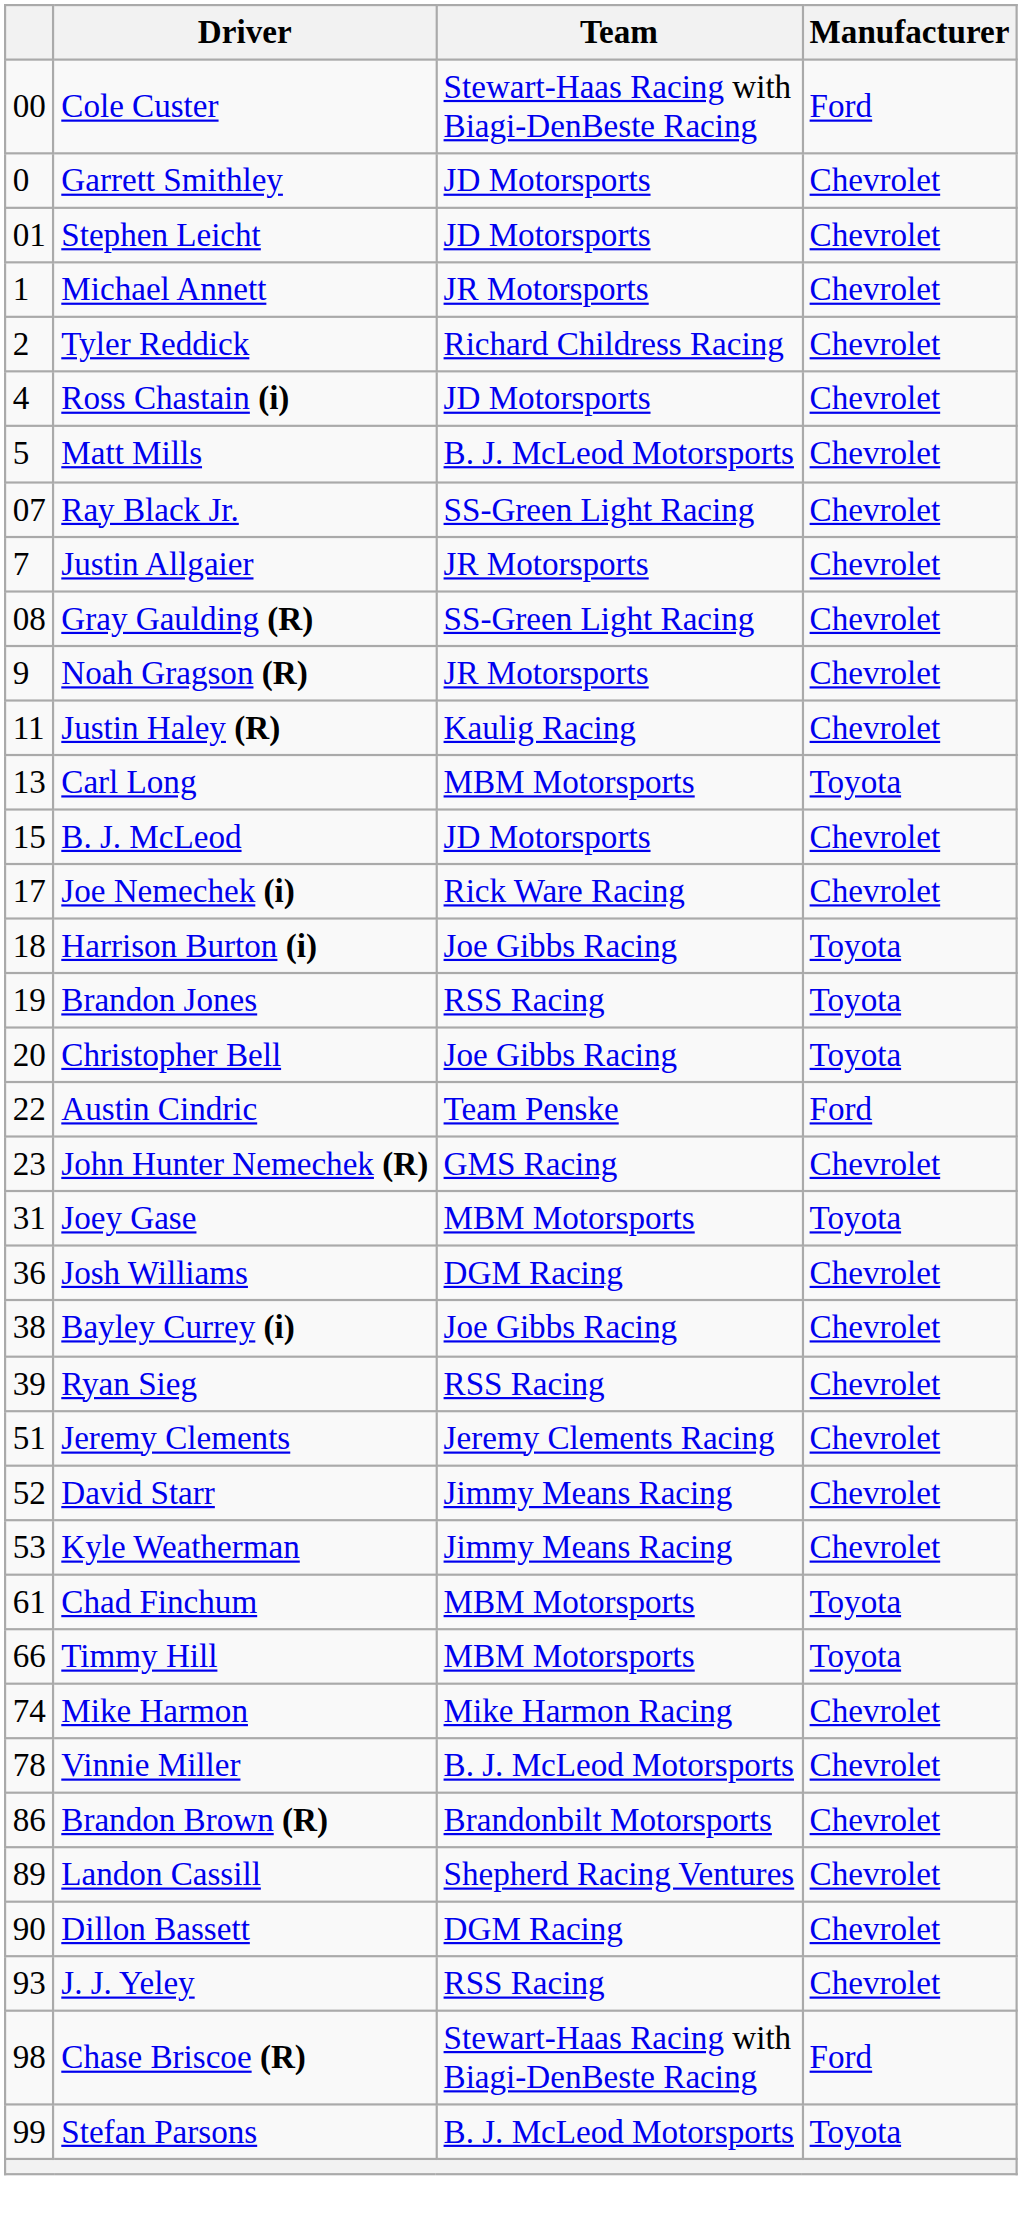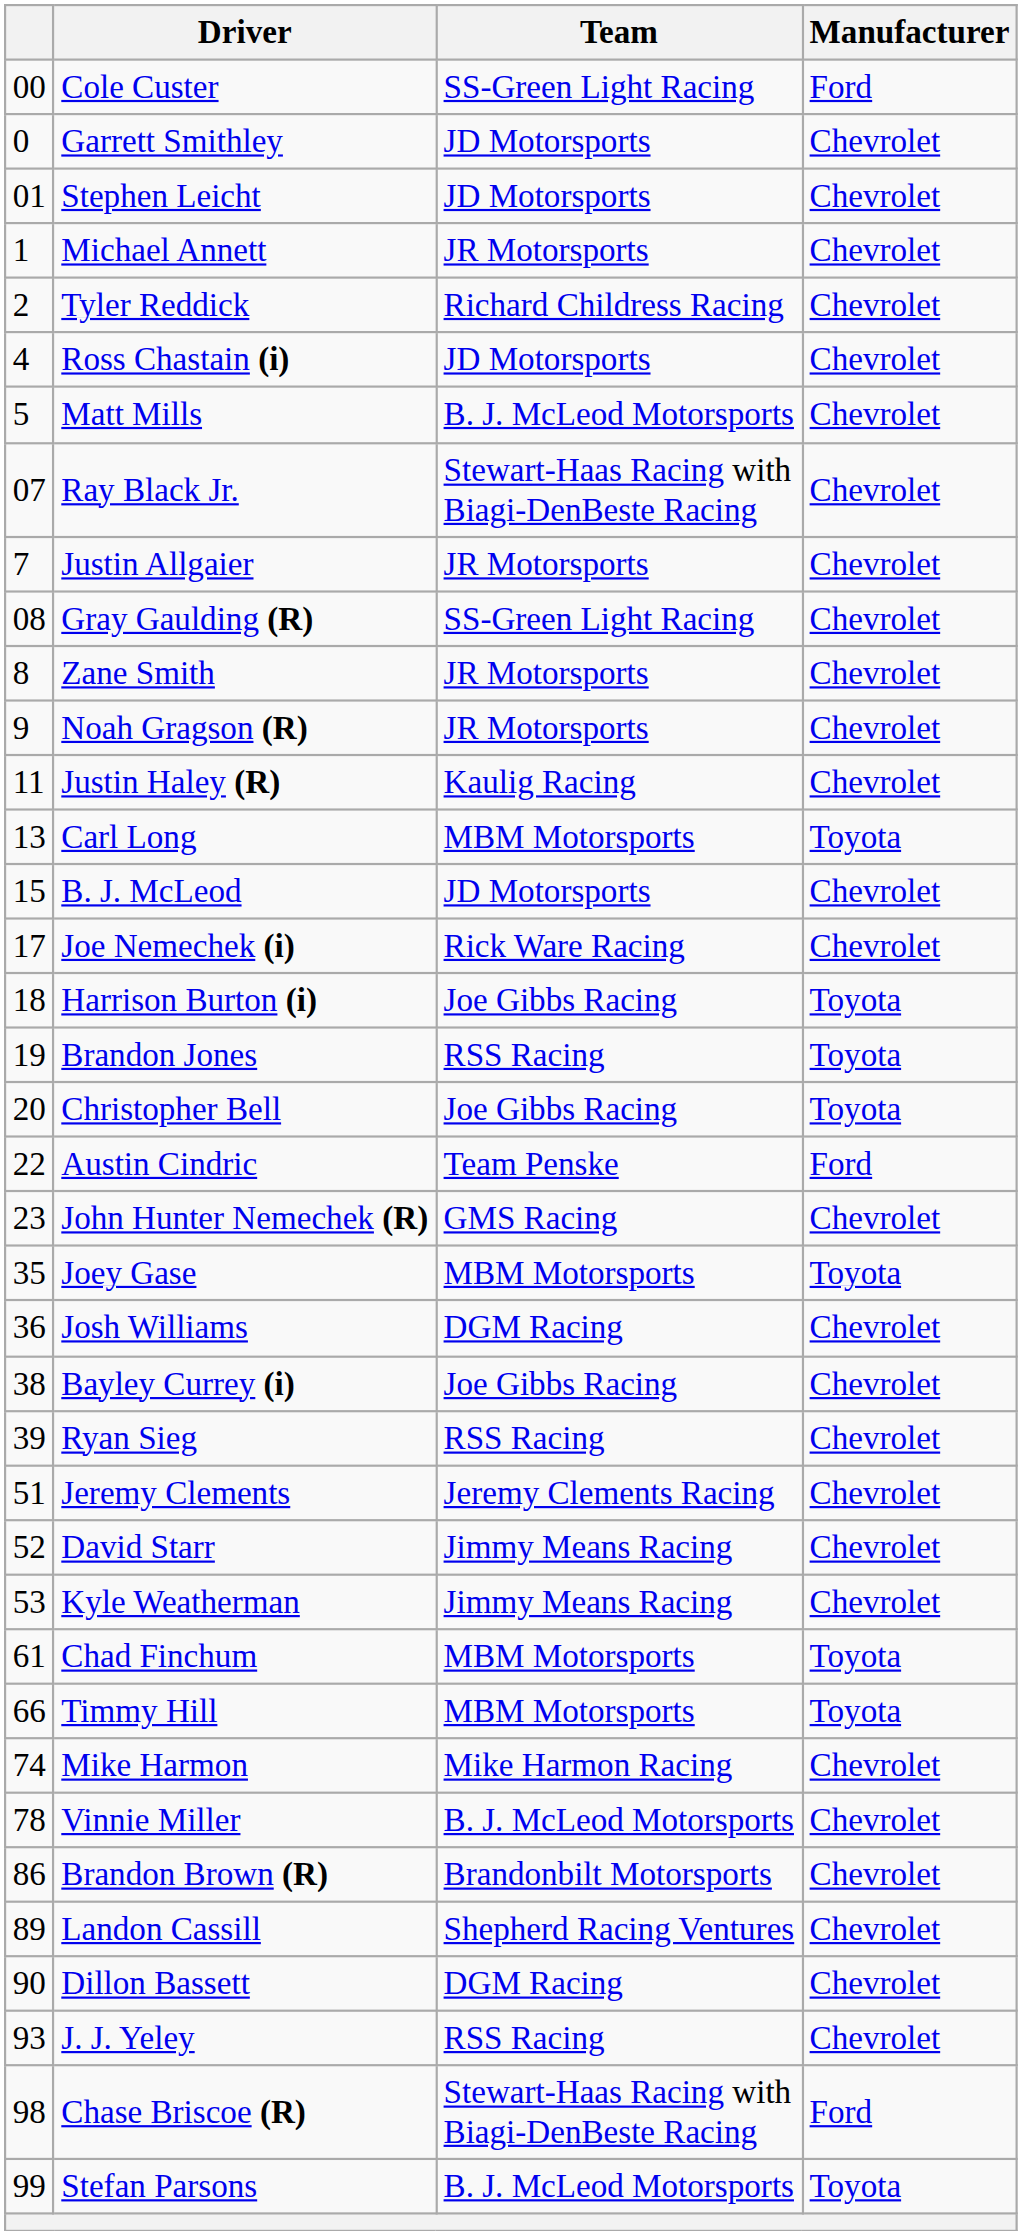(617, 106) Stewart-Haas Racing with Biagi-DenBeste Racing -> (599, 86) SS-Green Light Racing
(599, 508) SS-Green Light Racing -> (617, 488) Stewart-Haas Racing with Biagi-DenBeste Racing
+ row: (138, 672)
(29, 1218) 31 -> (29, 1273) 35
